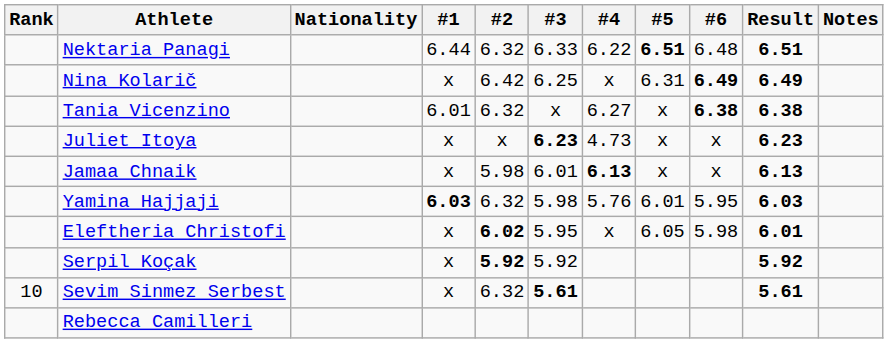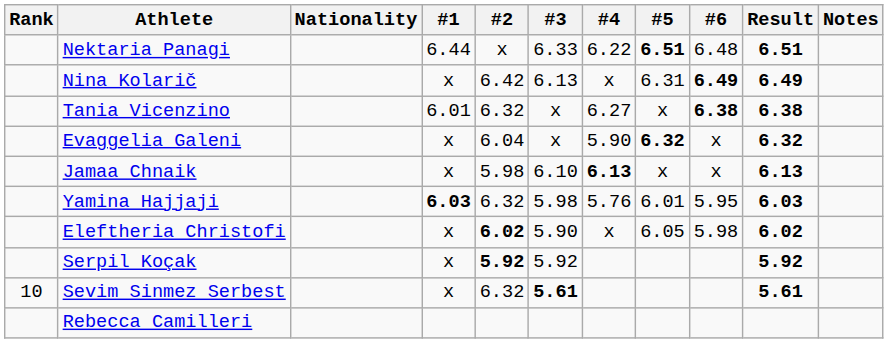(502, 50) 6.32 -> (502, 50) x
(555, 80) 6.25 -> (555, 80) 6.13
+ row: (152, 141)
- row: (130, 141)
(555, 171) 6.01 -> (555, 171) 6.10
(555, 232) 5.95 -> (555, 232) 5.90
(781, 232) 6.01 -> (781, 232) 6.02
